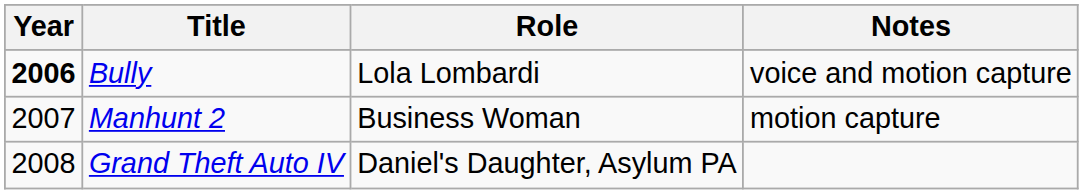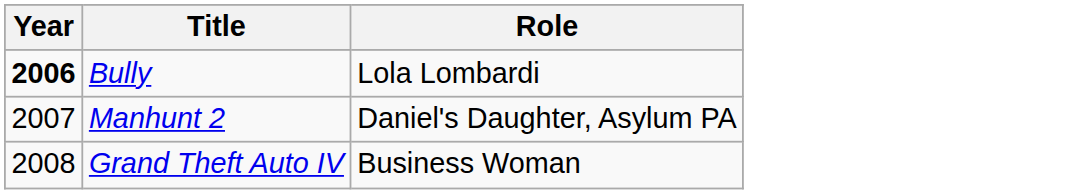- column: (911, 27)
(469, 118) Business Woman -> (547, 118) Daniel's Daughter, Asylum PA
(547, 164) Daniel's Daughter, Asylum PA -> (469, 164) Business Woman
